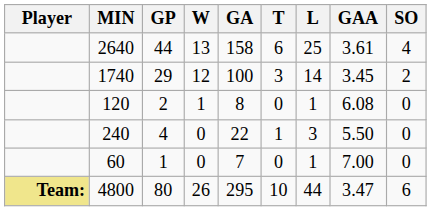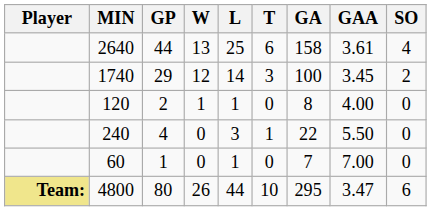columns swapped: (313, 18) <-> (240, 18)
(358, 104) 6.08 -> (358, 104) 4.00
